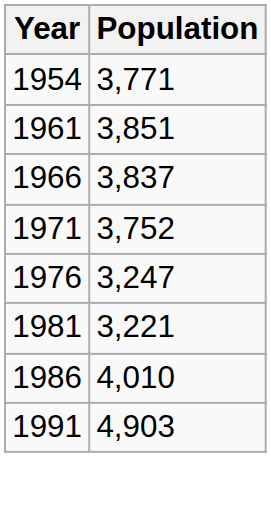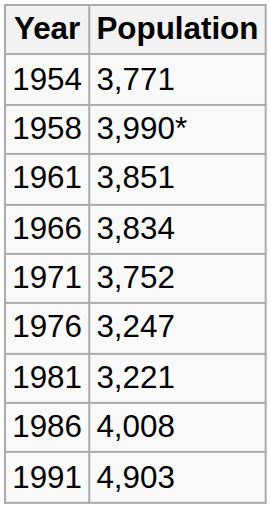+ row: (47, 128)
(136, 178) 3,837 -> (136, 228) 3,834
(136, 377) 4,010 -> (136, 427) 4,008
